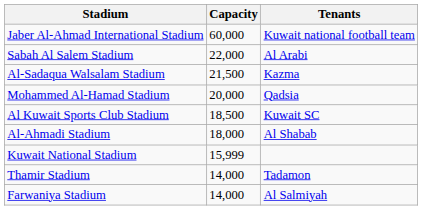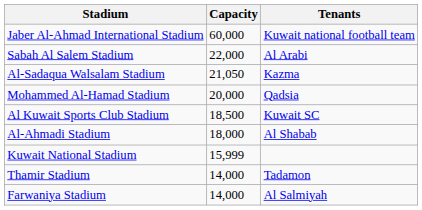(227, 74) 21,500 -> (227, 74) 21,050
